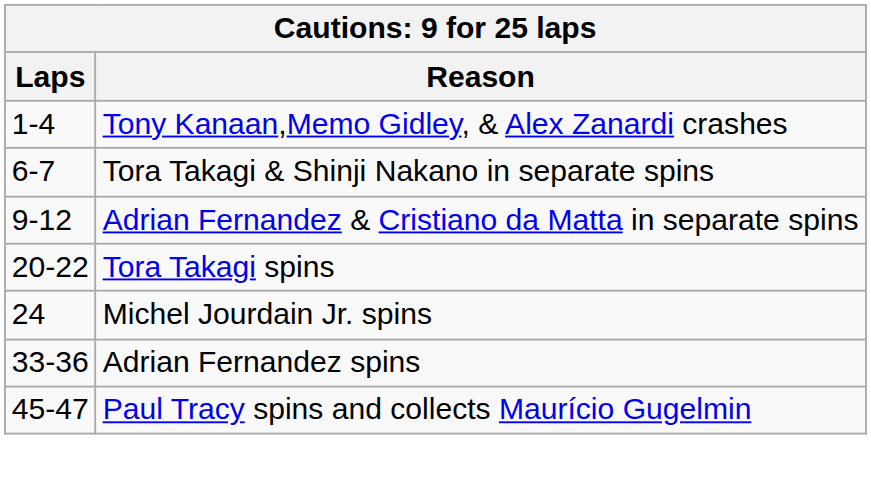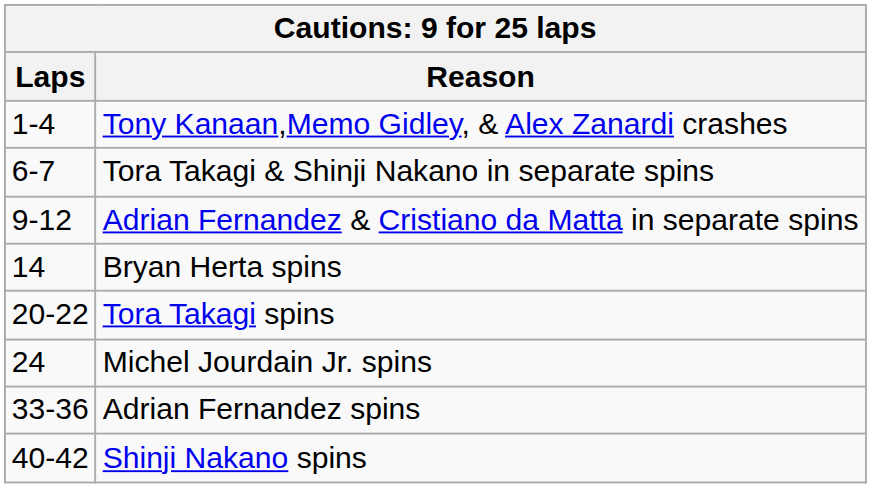+ row: (222, 266)
+ row: (235, 457)
- row: (427, 409)
